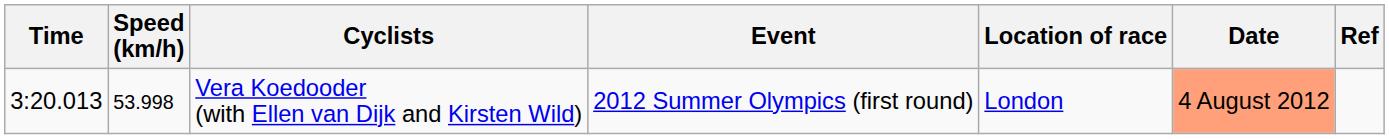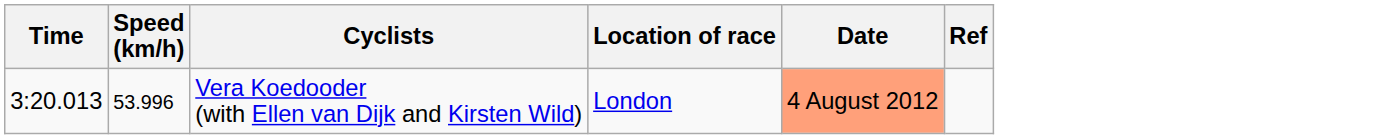- column: (783, 36)
(143, 102) 53.998 -> (143, 102) 53.996
